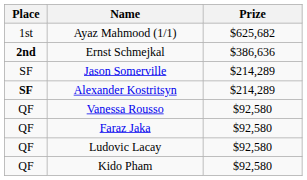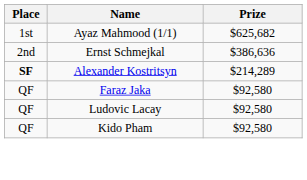(26, 52) bold -> (26, 52) normal
- row: (125, 71)
- row: (125, 109)
